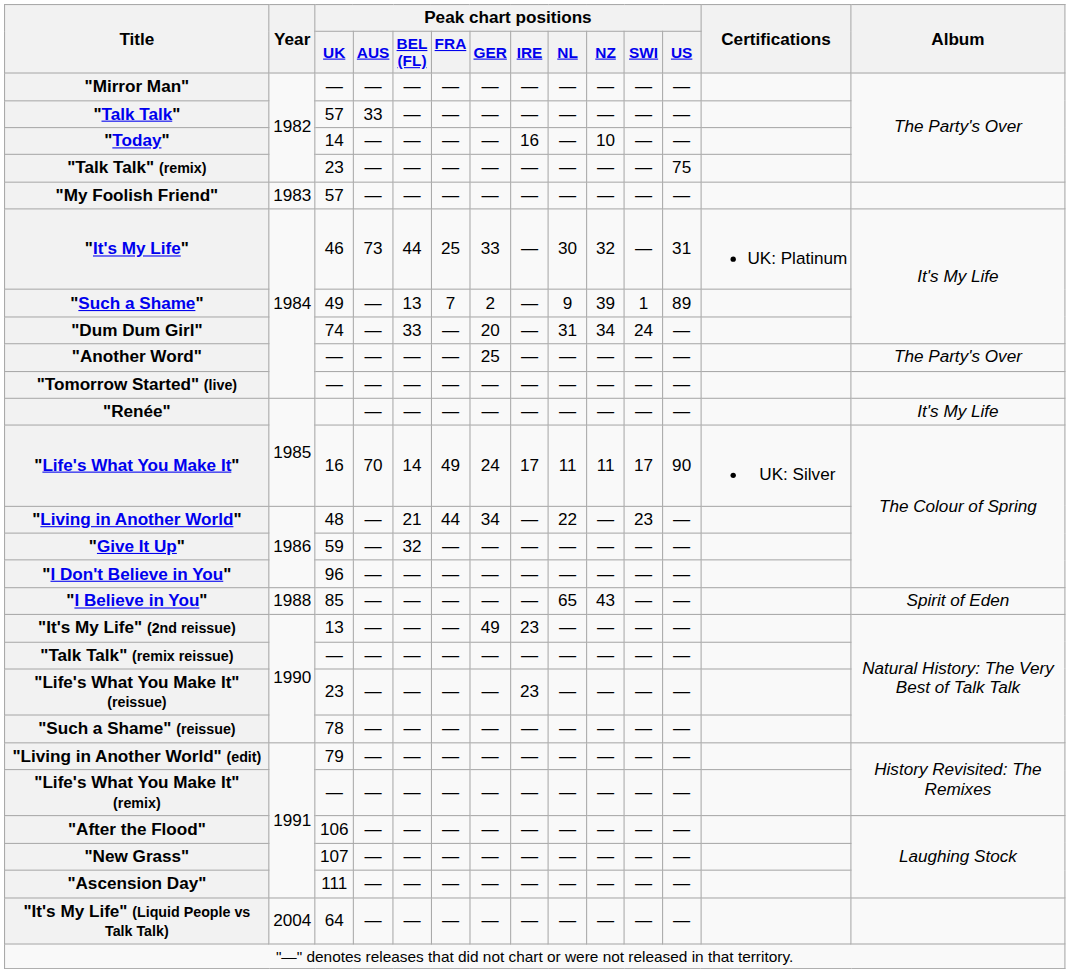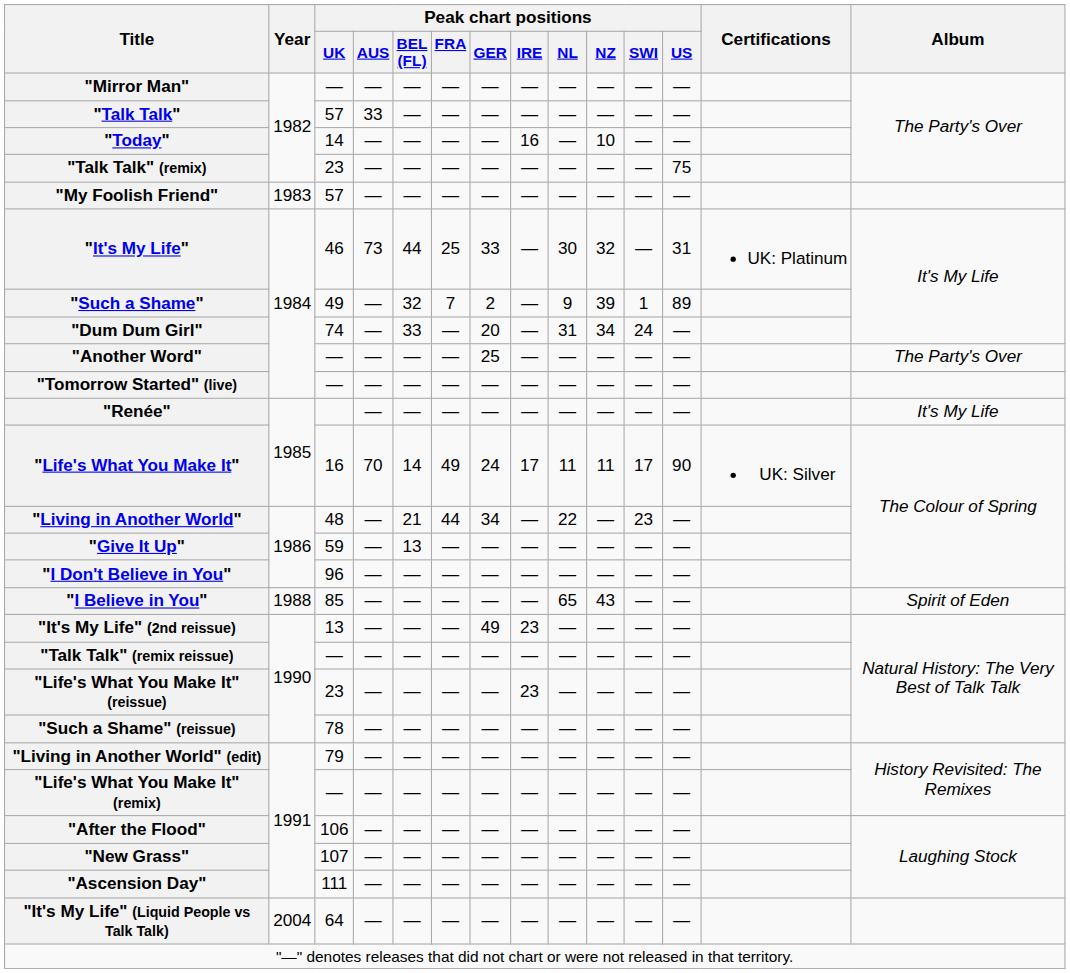(412, 303) 13 -> (412, 303) 32
(412, 546) 32 -> (412, 546) 13
